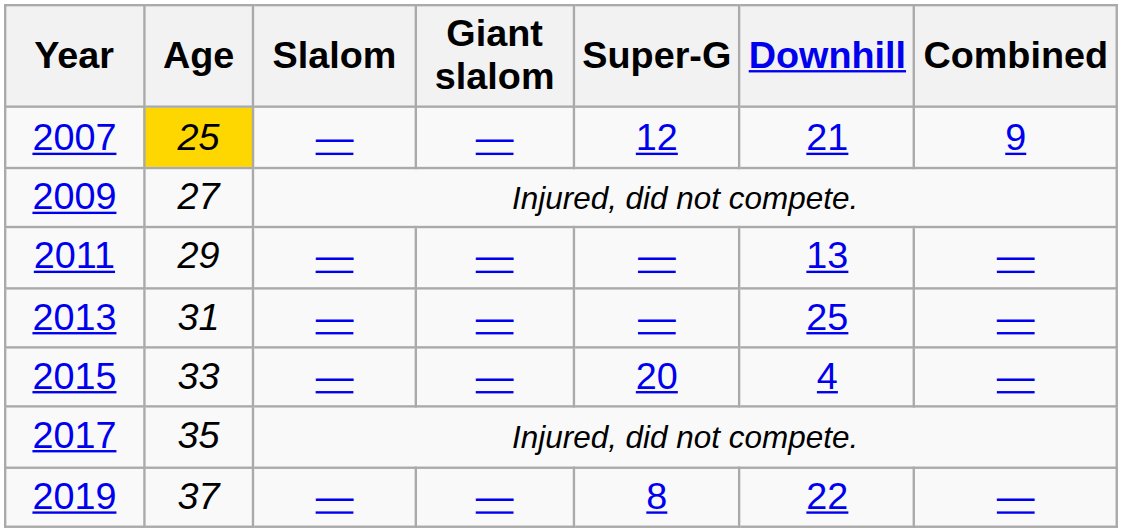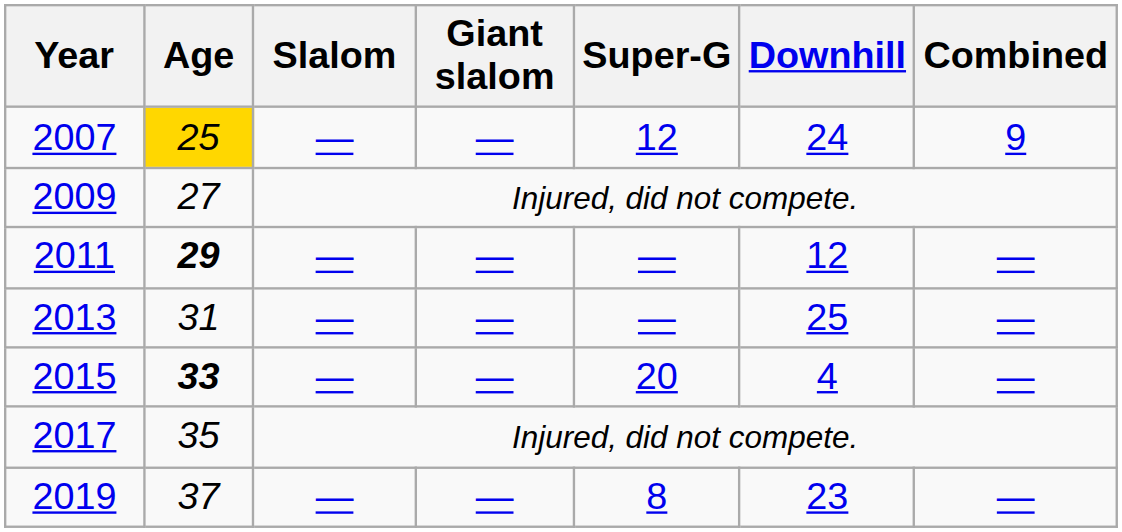(827, 136) 21 -> (827, 136) 24
(199, 256) normal -> (199, 256) bold
(827, 256) 13 -> (827, 256) 12
(199, 376) normal -> (199, 376) bold
(827, 496) 22 -> (827, 496) 23
